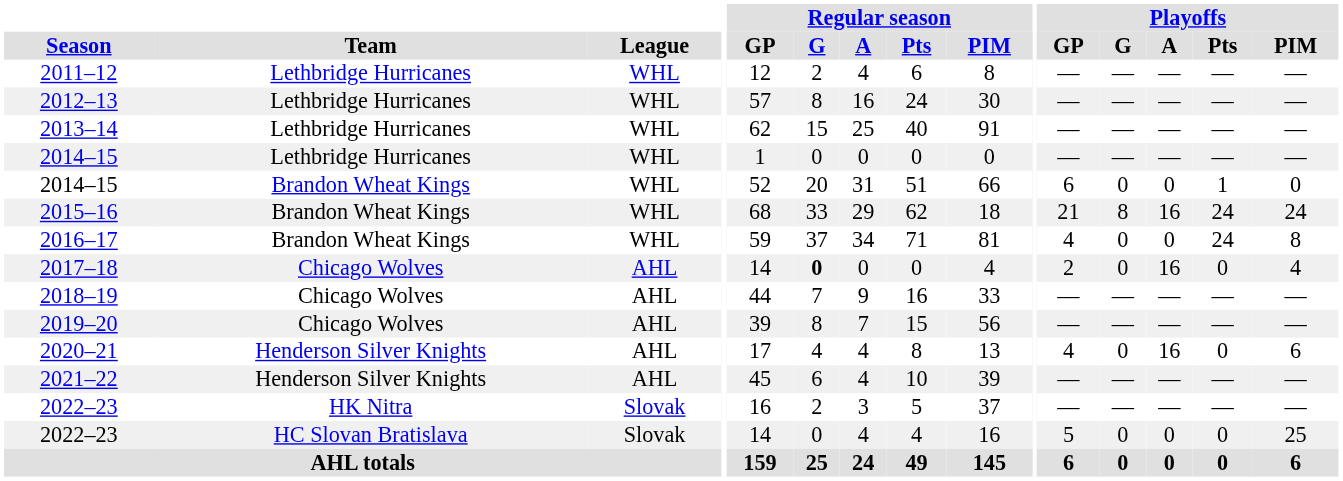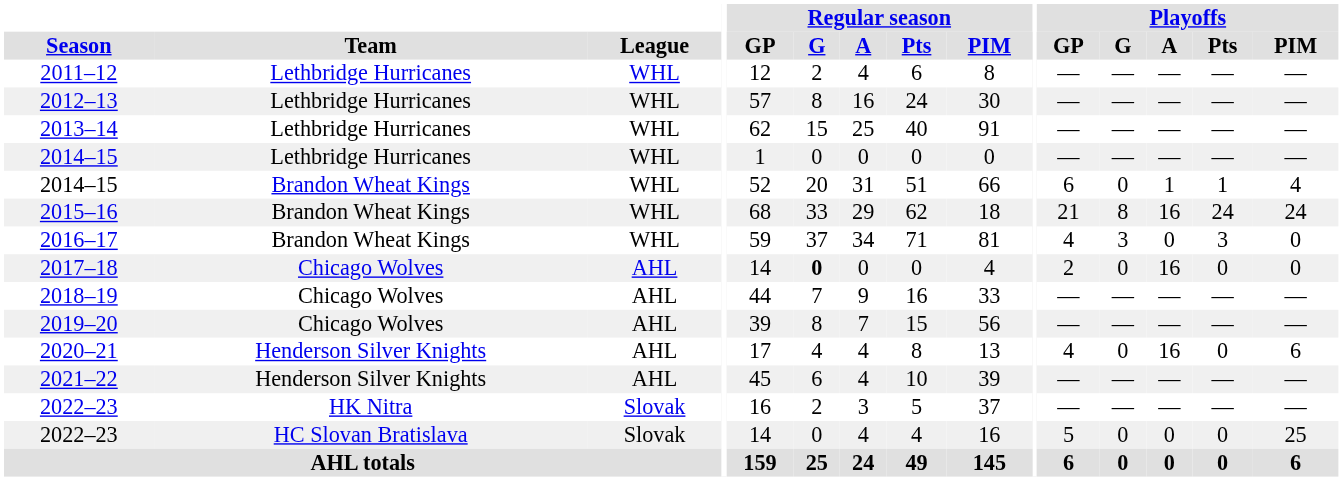(1169, 184) 0 -> (1169, 184) 1
(1296, 184) 0 -> (1296, 184) 4
(1123, 240) 0 -> (1123, 240) 3
(1223, 240) 24 -> (1223, 240) 3
(1296, 240) 8 -> (1296, 240) 0
(1296, 267) 4 -> (1296, 267) 0
